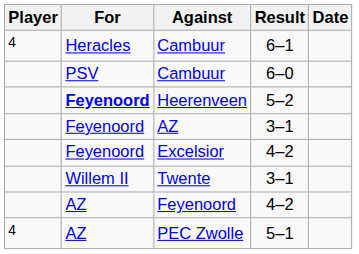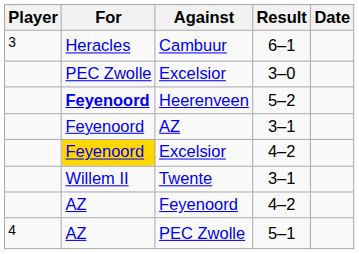(12, 42) 4 -> (12, 42) 3
- row: (191, 74)
+ row: (193, 74)
(105, 152) no background -> (105, 152) gold background
